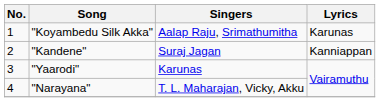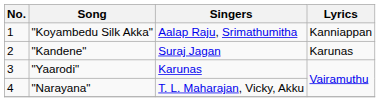(331, 32) Karunas -> (341, 32) Kanniappan
(341, 51) Kanniappan -> (331, 51) Karunas
